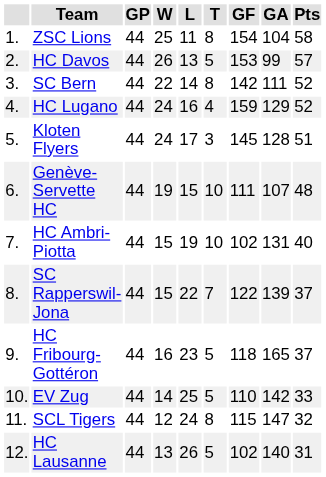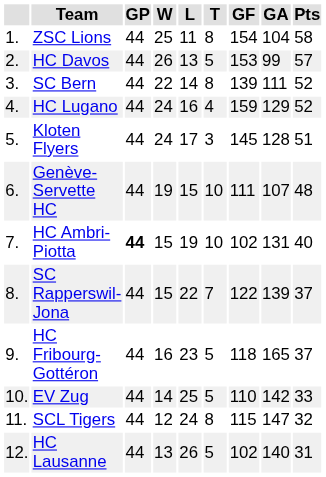(244, 84) 142 -> (244, 84) 139
(135, 242) normal -> (135, 242) bold
